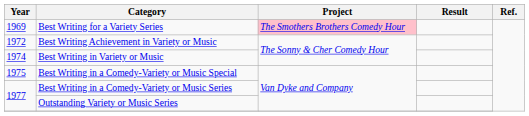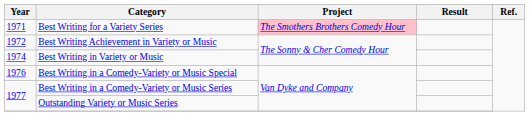(16, 27) 1969 -> (16, 27) 1971
(16, 73) 1975 -> (16, 73) 1976
